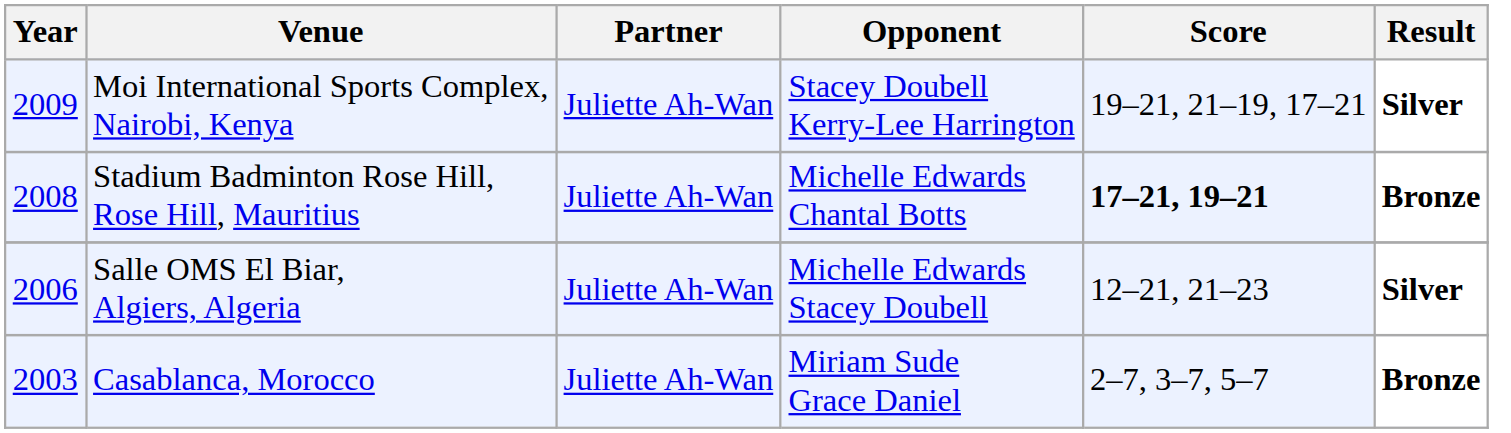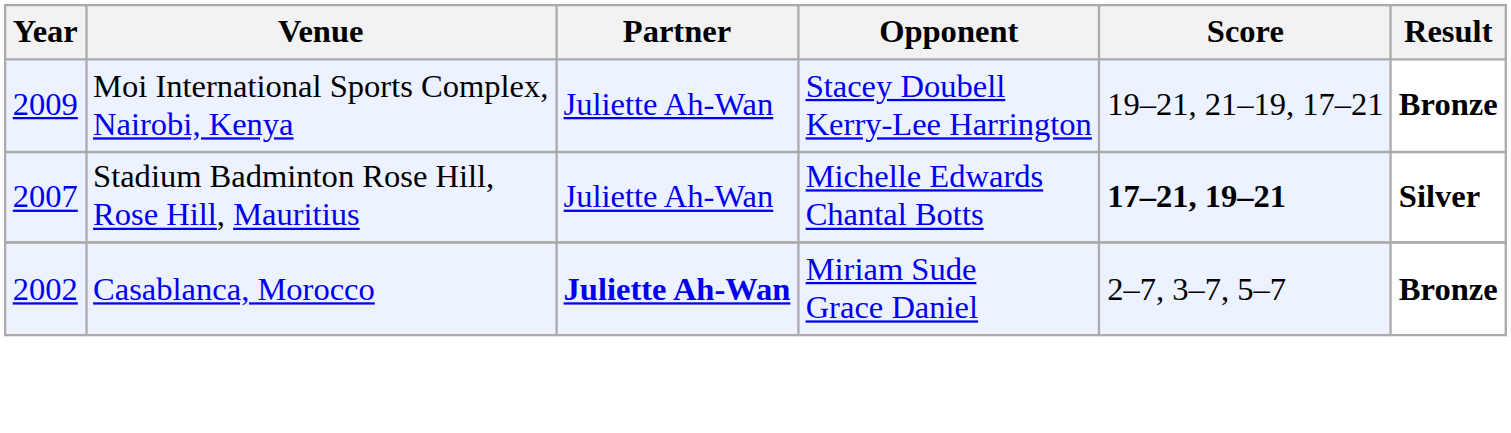(1422, 104) Silver -> (1448, 104) Bronze
(45, 196) 2008 -> (45, 196) 2007
(1431, 196) Bronze -> (1440, 196) Silver
- row: (219, 288)
(45, 380) 2003 -> (45, 288) 2002
(668, 380) normal -> (677, 288) bold
